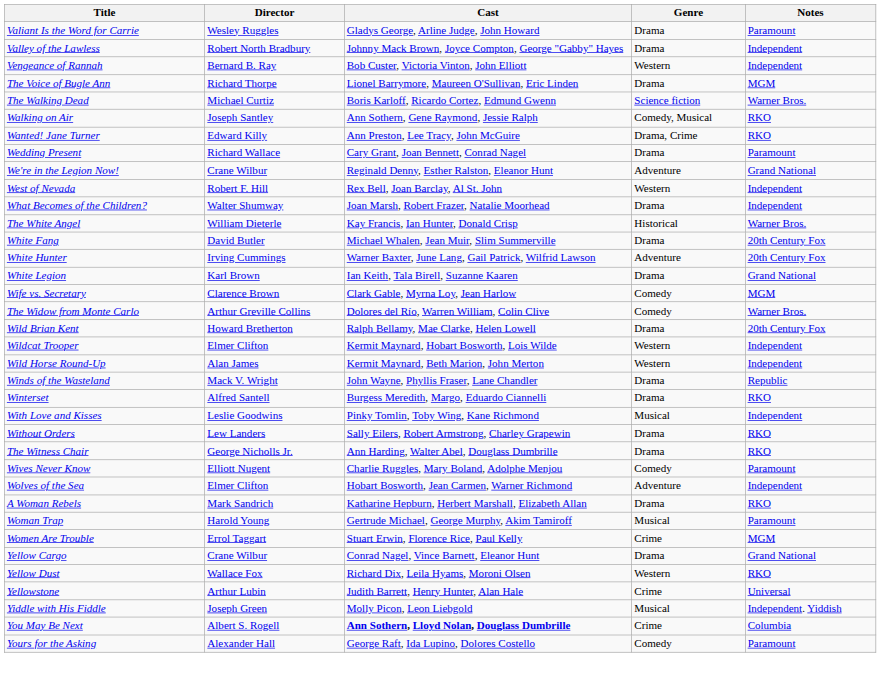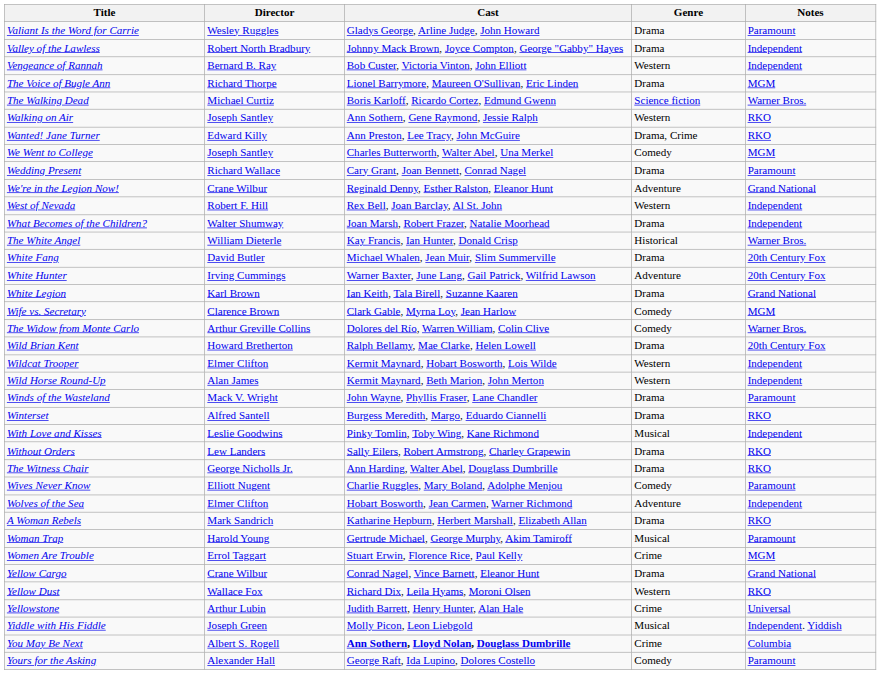(673, 118) Comedy, Musical -> (652, 118) Western
+ row: (50, 153)
(768, 380) Republic -> (772, 398) Paramount
